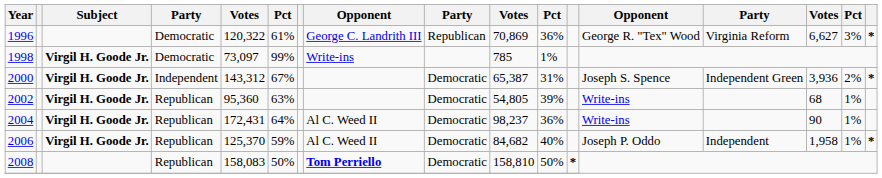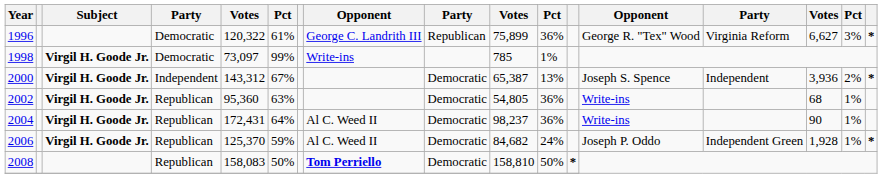(510, 36) 70,869 -> (510, 36) 75,899
(552, 78) 31% -> (552, 78) 13%
(754, 78) Independent Green -> (737, 78) Independent
(552, 99) 39% -> (552, 99) 36%
(552, 141) 40% -> (552, 141) 24%
(737, 141) Independent -> (754, 141) Independent Green
(823, 141) 1,958 -> (823, 141) 1,928
